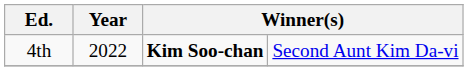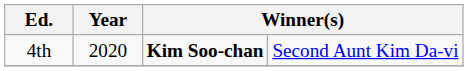(108, 50) 2022 -> (108, 50) 2020
